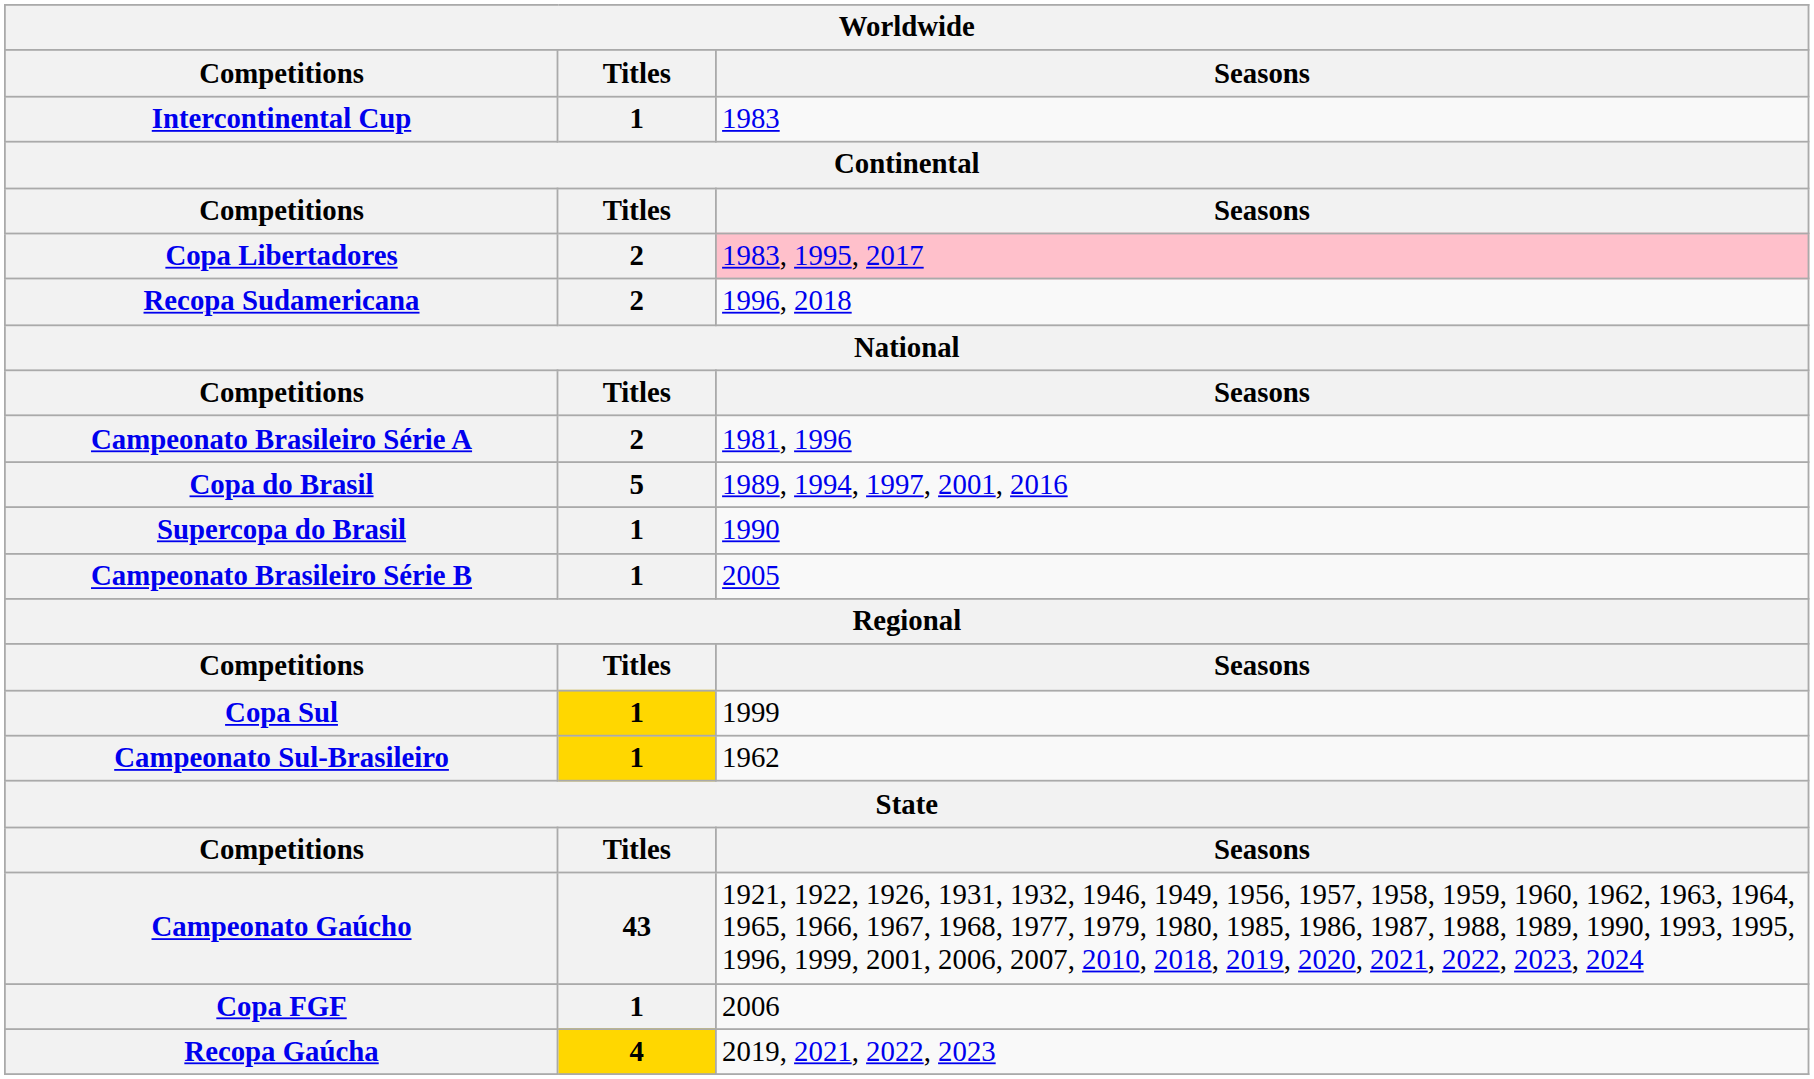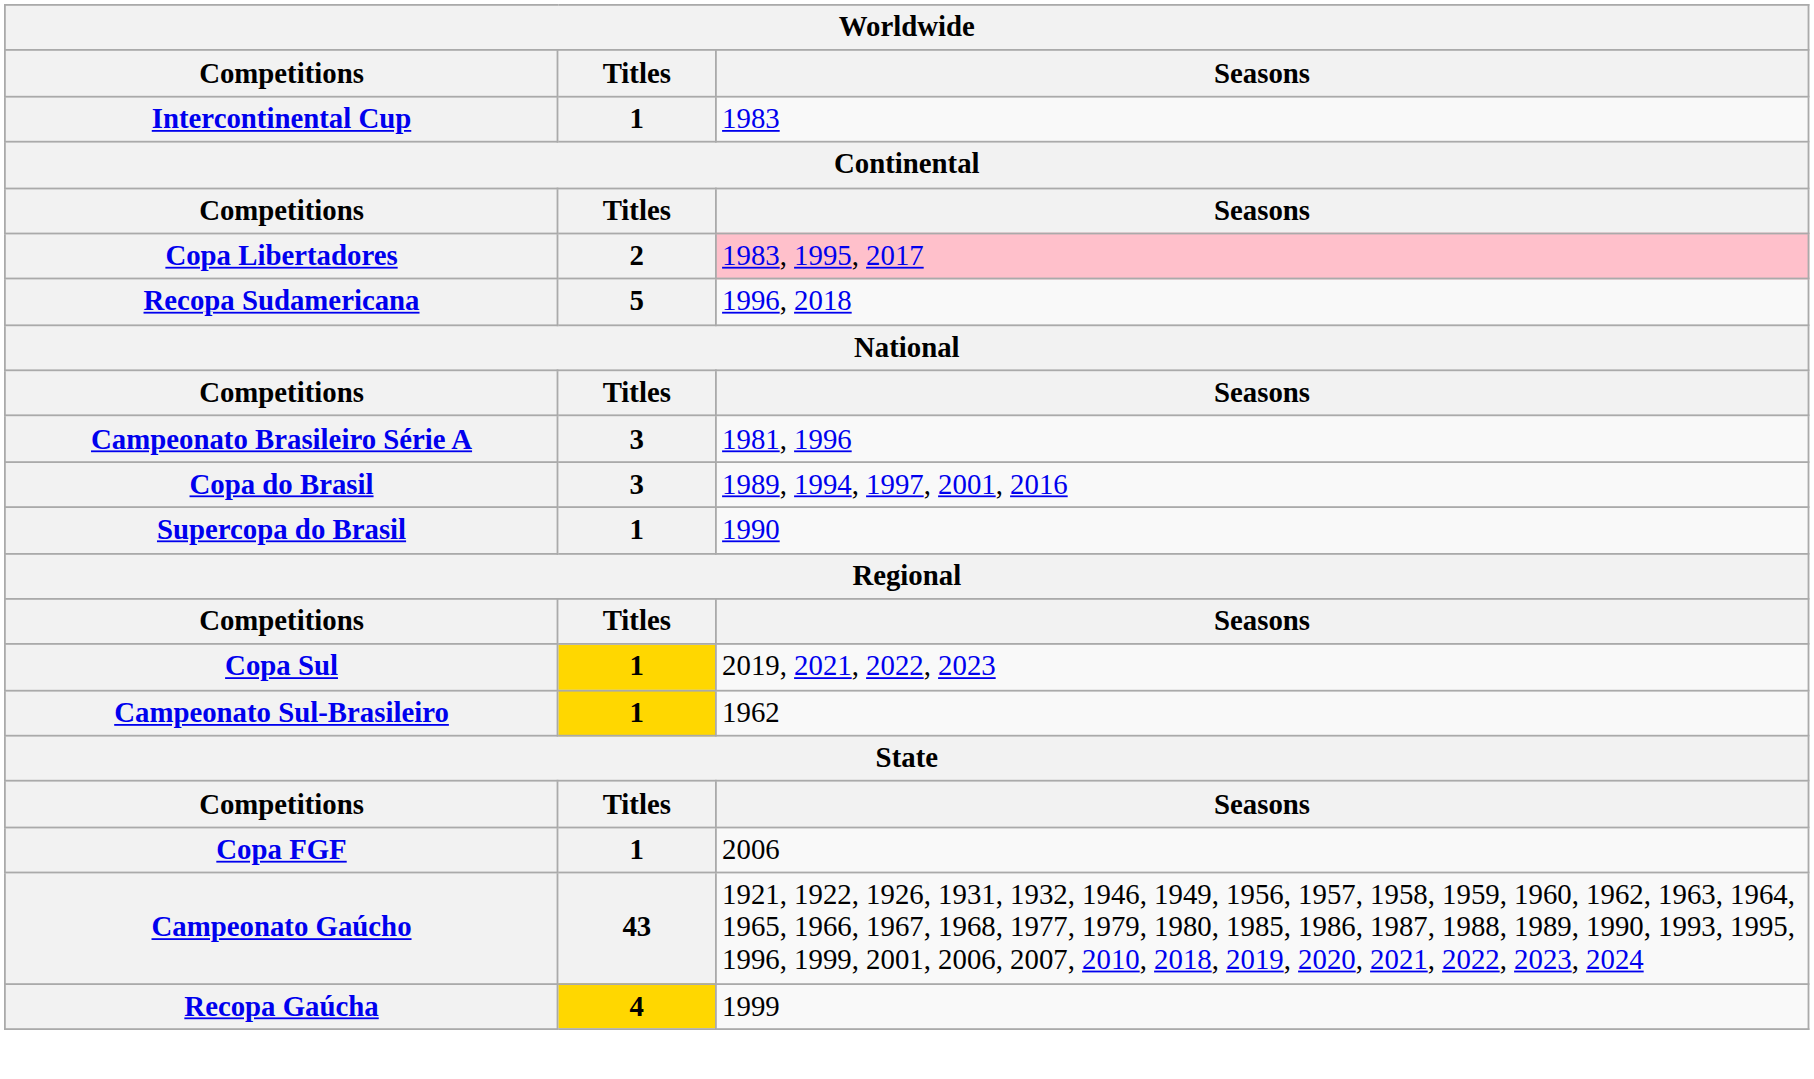(637, 301) 2 -> (637, 301) 5
(637, 438) 2 -> (637, 438) 3
(637, 484) 5 -> (637, 484) 3
- row: (282, 575)
(751, 712) 1999 -> (859, 666) 2019, 2021, 2022, 2023
rows swapped: (282, 927) <-> (282, 1005)
(859, 1051) 2019, 2021, 2022, 2023 -> (751, 1005) 1999
